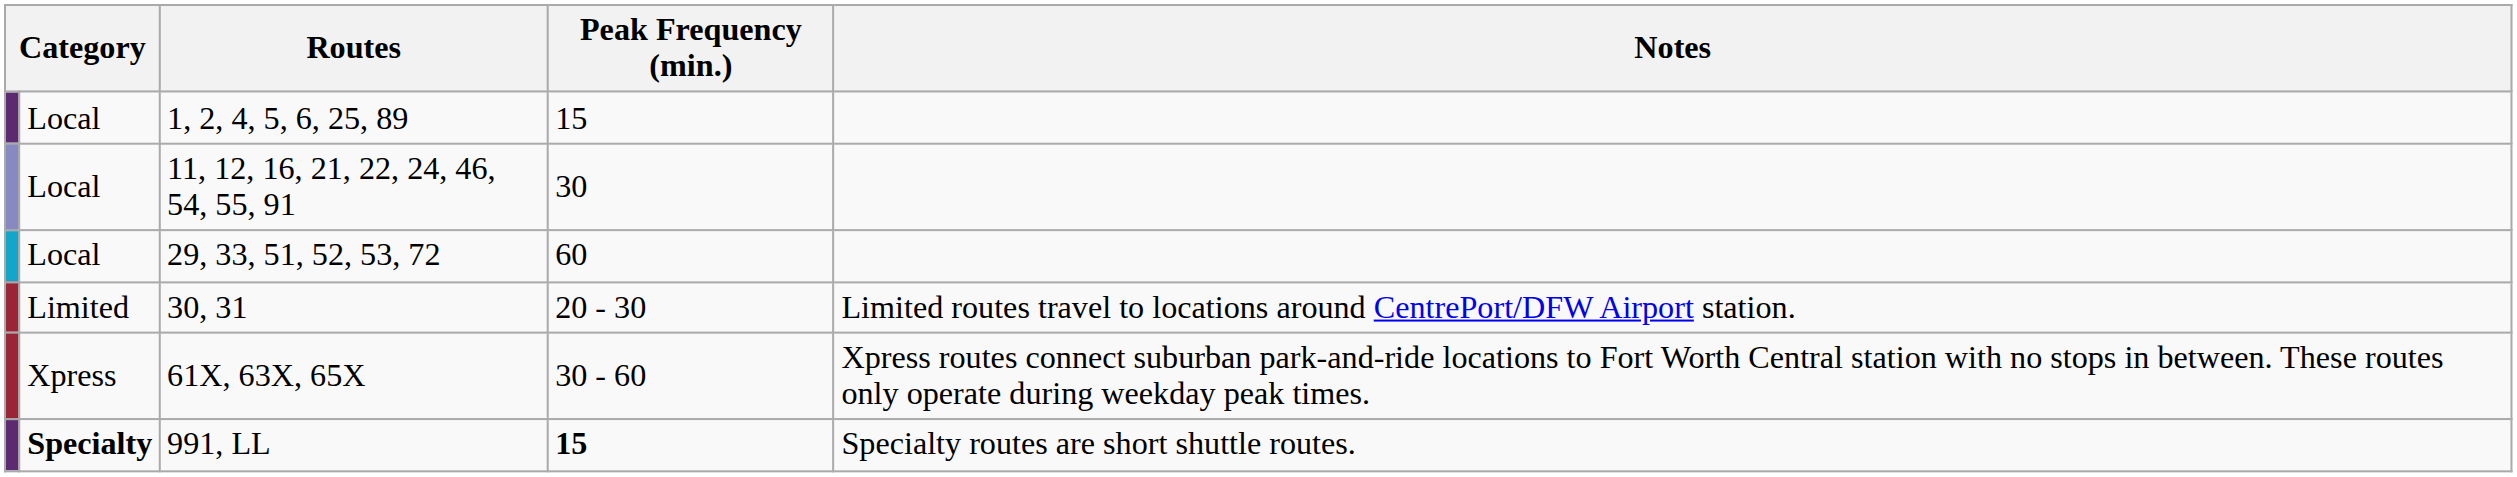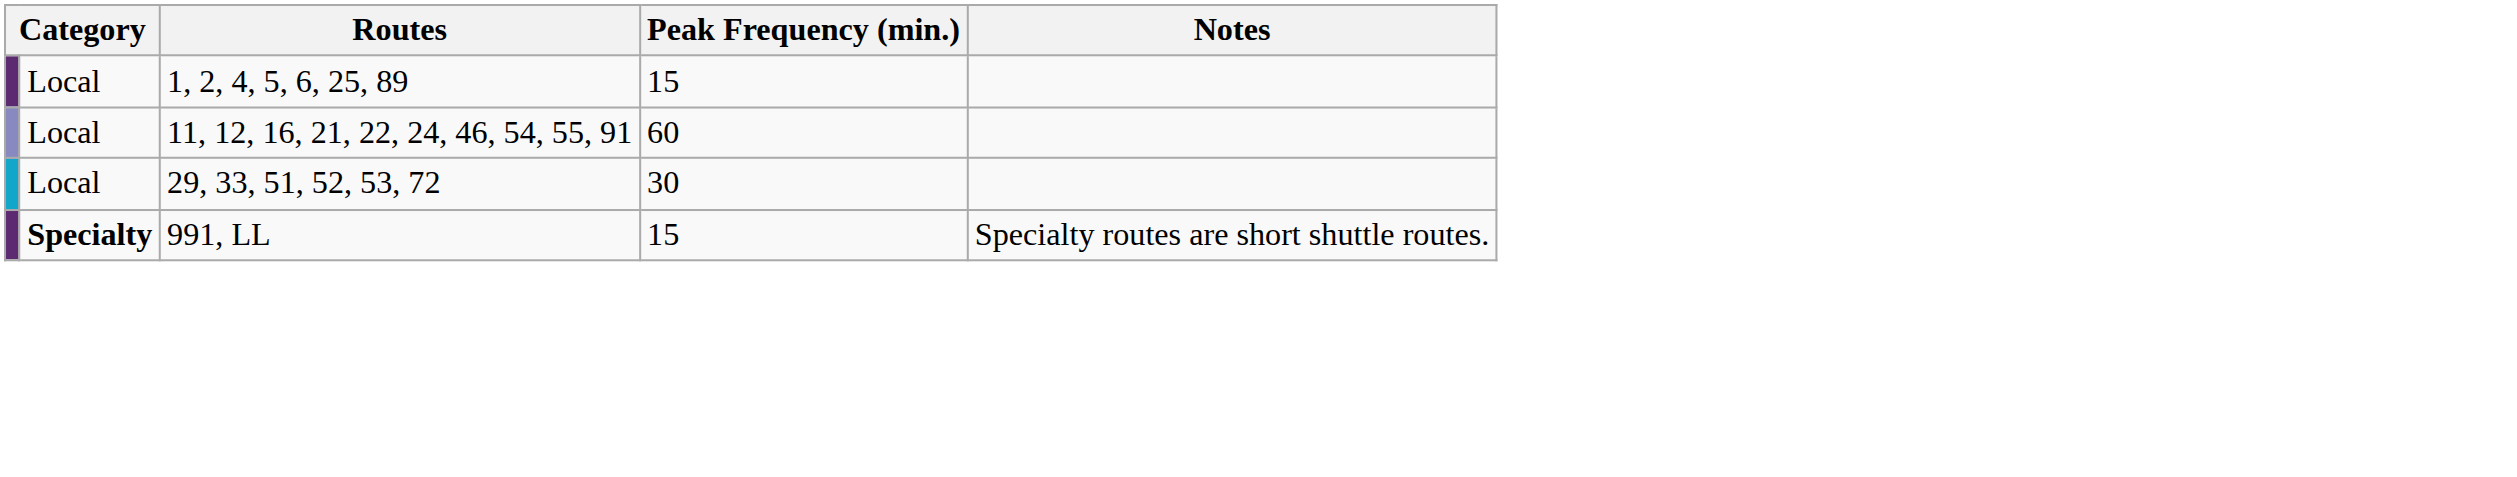(571, 186) 30 -> (663, 132) 60
(571, 255) 60 -> (663, 183) 30
- row: (207, 306)
- row: (266, 375)
(571, 444) bold -> (663, 234) normal
